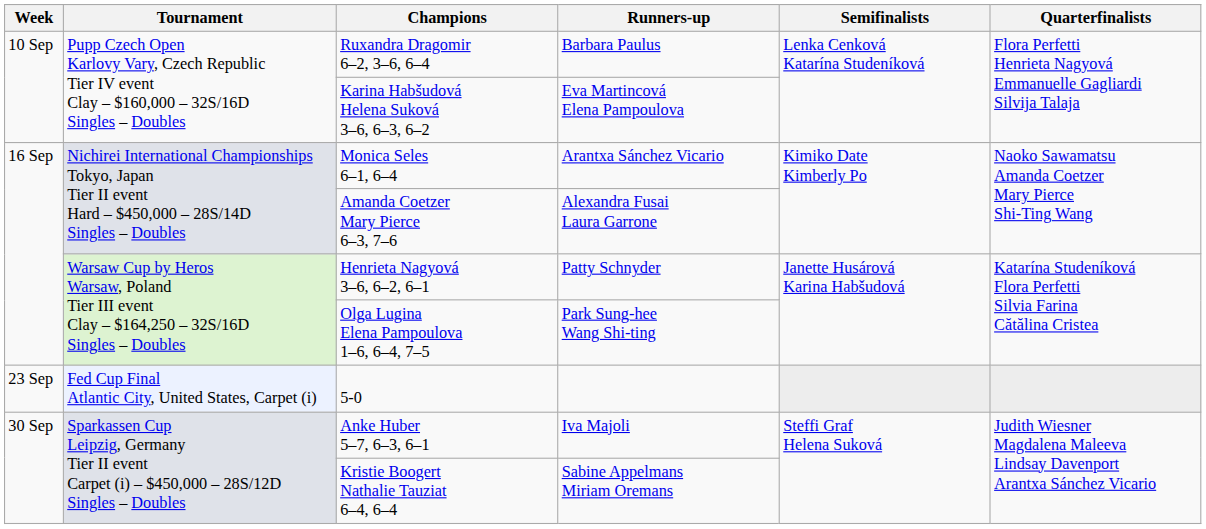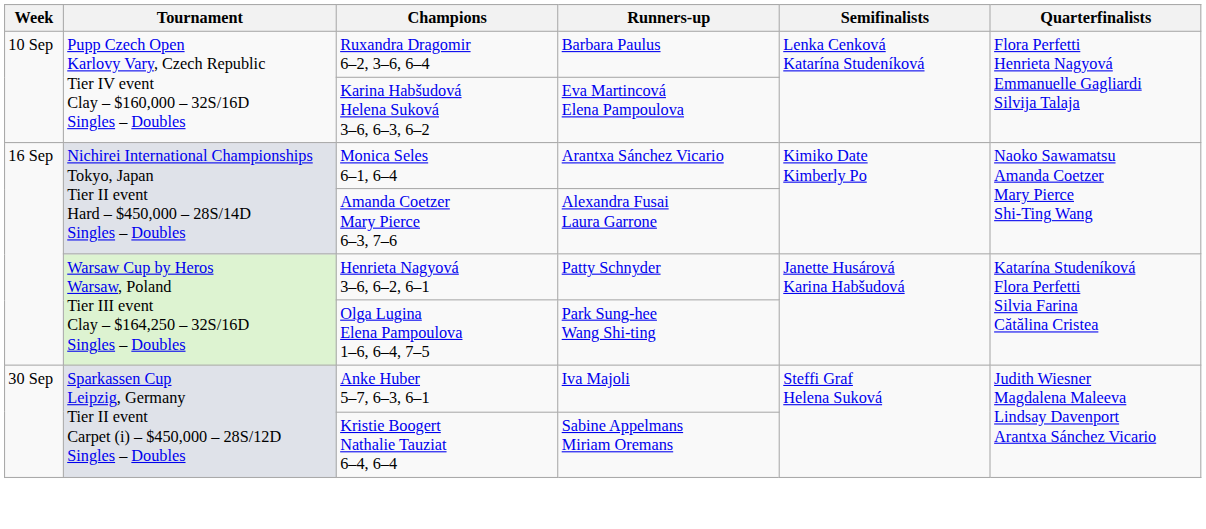- row: (351, 398)
